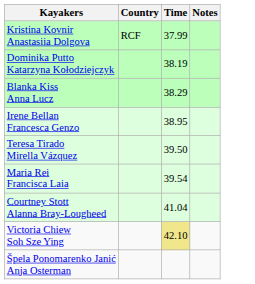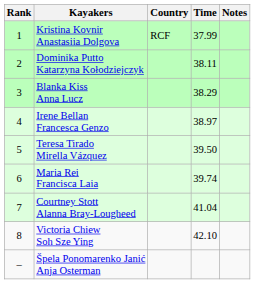+ column: (19, 12)
(176, 64) 38.19 -> (205, 64) 38.11
(176, 121) 38.95 -> (205, 121) 38.97
(176, 178) 39.54 -> (205, 178) 39.74
(176, 235) khaki background -> (205, 235) no background
